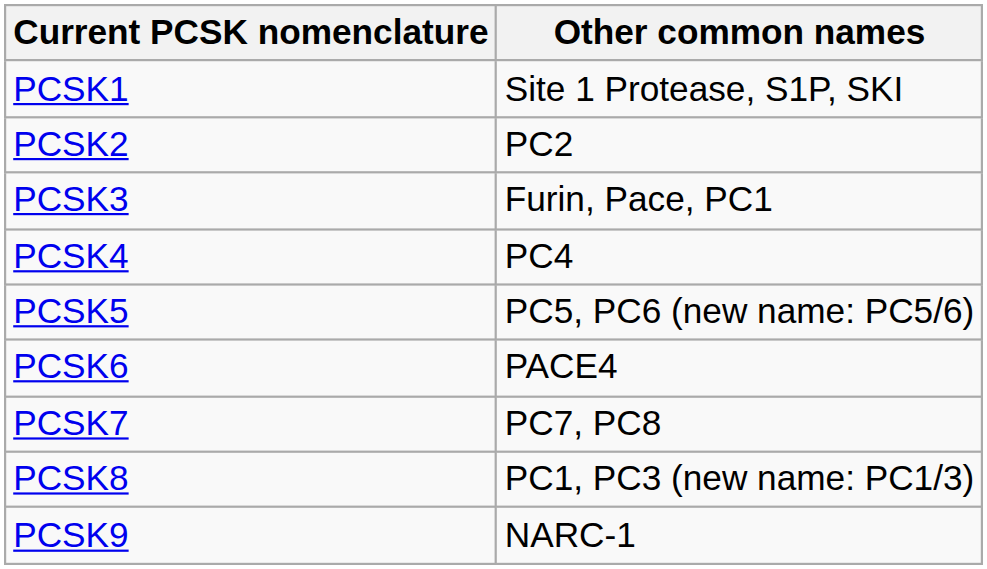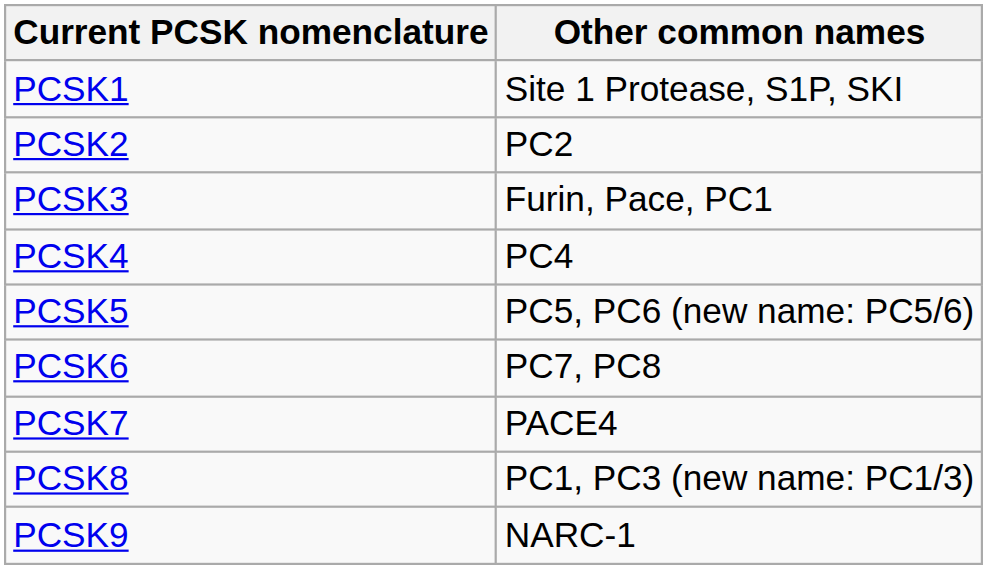(561, 367) PACE4 -> (583, 367) PC7, PC8
(583, 423) PC7, PC8 -> (561, 423) PACE4
